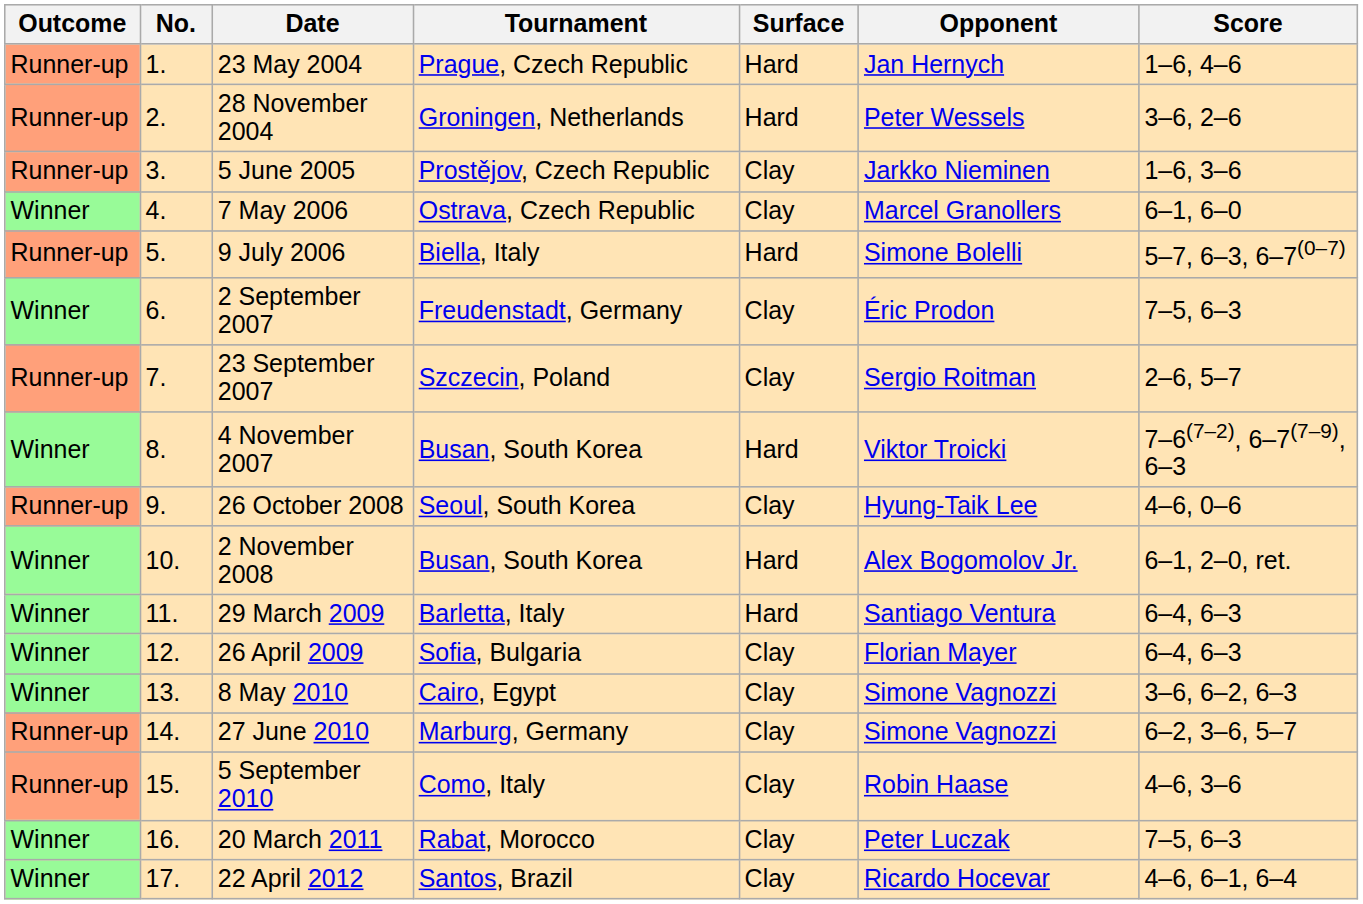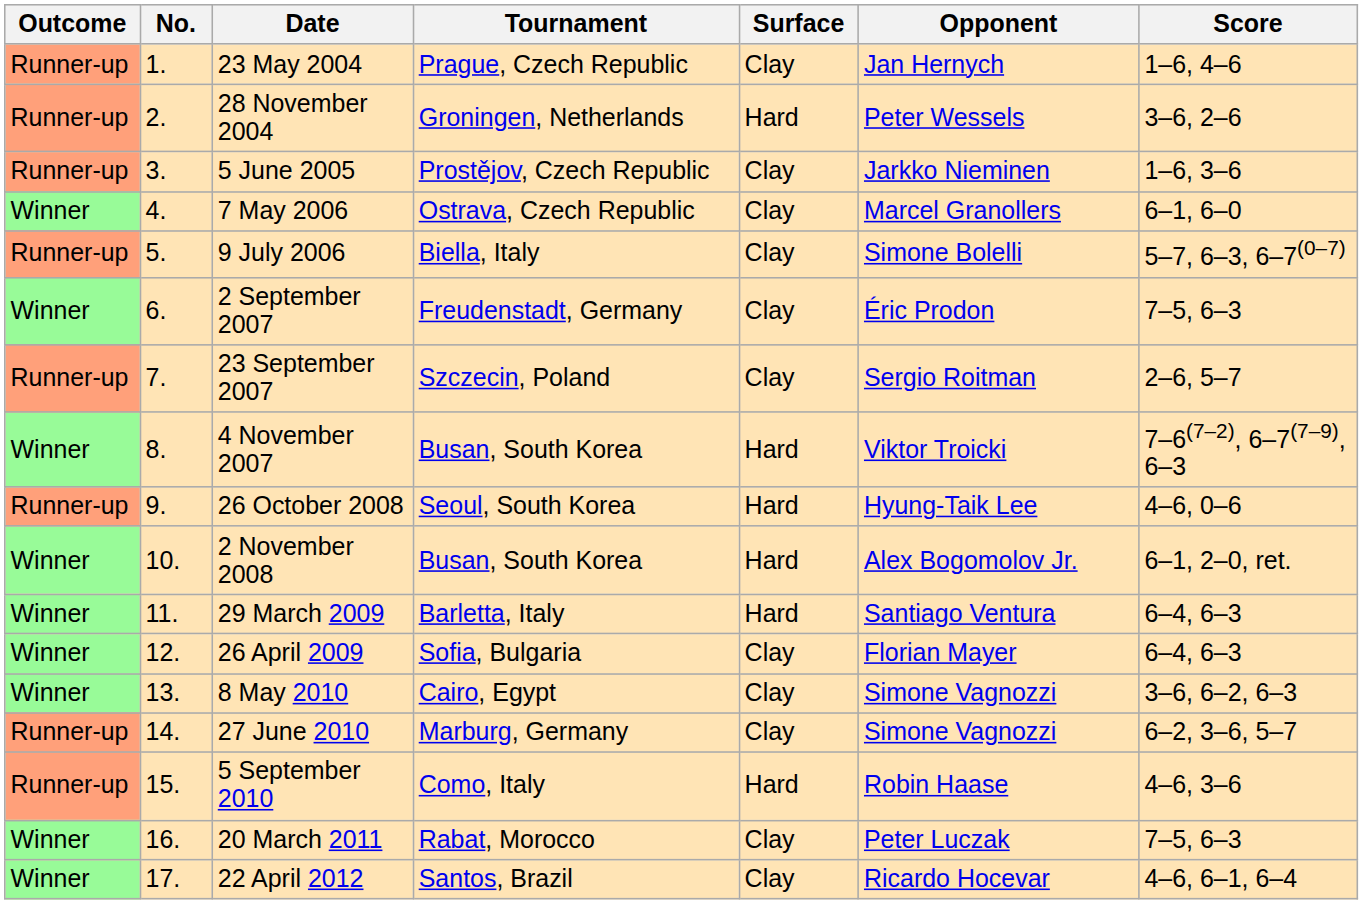(772, 63) Hard -> (770, 63) Clay
(772, 253) Hard -> (770, 253) Clay
(770, 506) Clay -> (772, 506) Hard
(770, 786) Clay -> (772, 786) Hard
